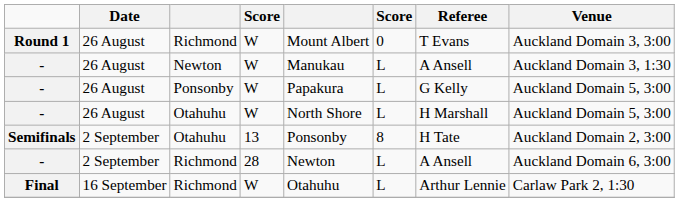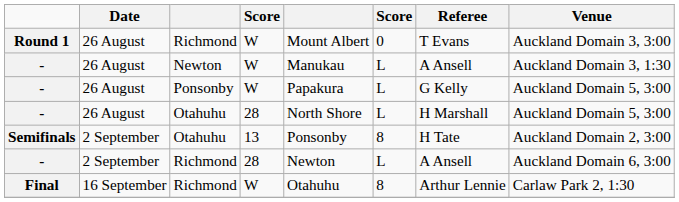(251, 112) W -> (252, 112) 28
(381, 185) L -> (380, 185) 8
